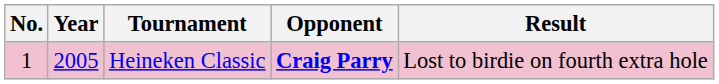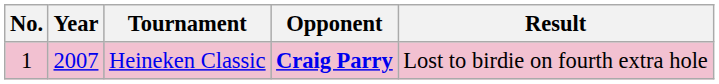(76, 60) 2005 -> (76, 60) 2007
